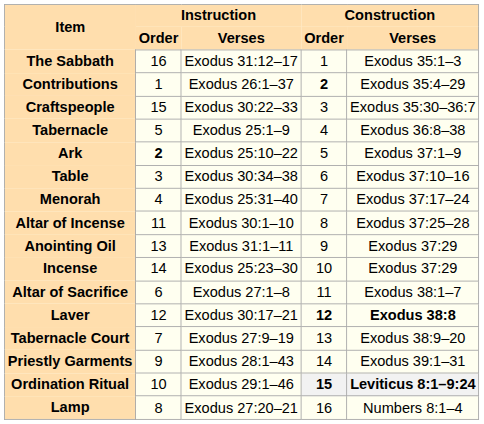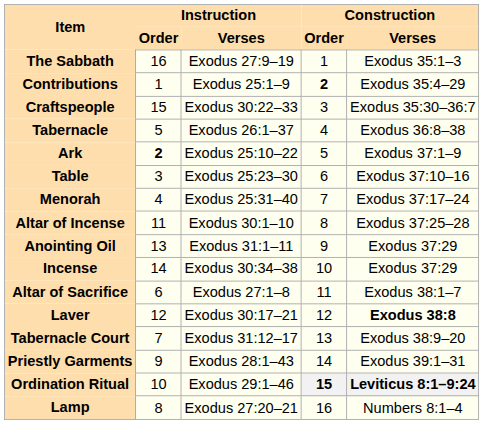(241, 61) Exodus 31:12–17 -> (241, 61) Exodus 27:9–19
(241, 84) Exodus 26:1–37 -> (241, 84) Exodus 25:1–9
(241, 130) Exodus 25:1–9 -> (241, 130) Exodus 26:1–37
(241, 176) Exodus 30:34–38 -> (241, 176) Exodus 25:23–30
(241, 269) Exodus 25:23–30 -> (241, 269) Exodus 30:34–38
(324, 315) bold -> (324, 315) normal
(241, 338) Exodus 27:9–19 -> (241, 338) Exodus 31:12–17
